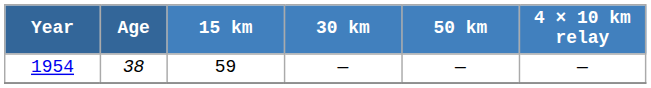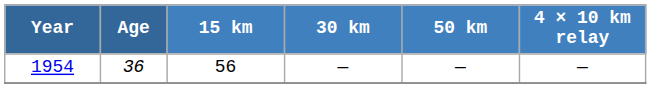(134, 69) 38 -> (134, 69) 36
(226, 69) 59 -> (226, 69) 56
